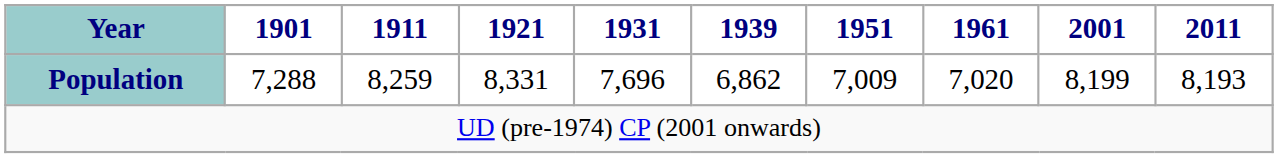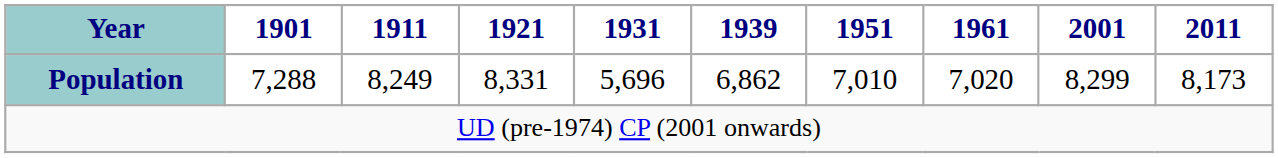(400, 78) 8,259 -> (400, 78) 8,249
(632, 78) 7,696 -> (632, 78) 5,696
(865, 78) 7,009 -> (865, 78) 7,010
(1097, 78) 8,199 -> (1097, 78) 8,299
(1214, 78) 8,193 -> (1214, 78) 8,173
